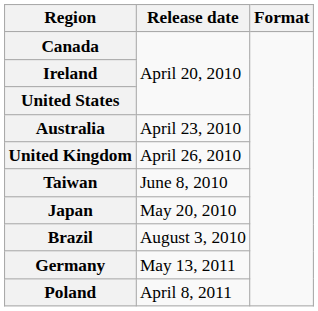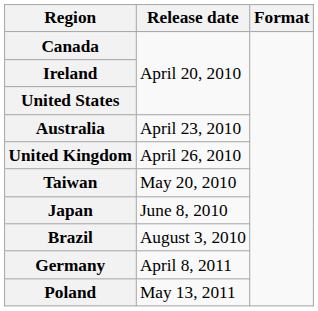(184, 182) June 8, 2010 -> (188, 182) May 20, 2010
(188, 210) May 20, 2010 -> (184, 210) June 8, 2010
(188, 264) May 13, 2011 -> (186, 264) April 8, 2011
(186, 292) April 8, 2011 -> (188, 292) May 13, 2011
